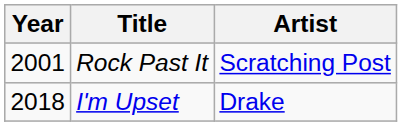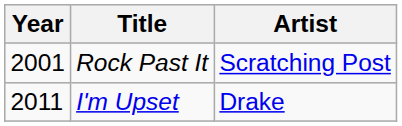(38, 101) 2018 -> (37, 101) 2011
